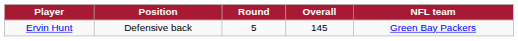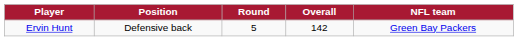(319, 28) 145 -> (319, 28) 142
